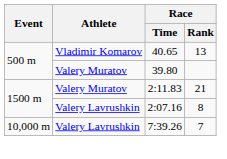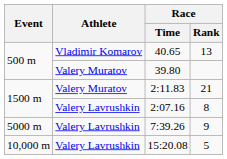(29, 126) 10,000 m -> (24, 126) 5000 m
(201, 126) 7 -> (206, 126) 9
+ row: (168, 145)
